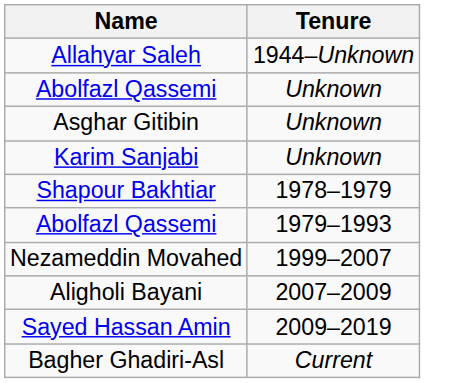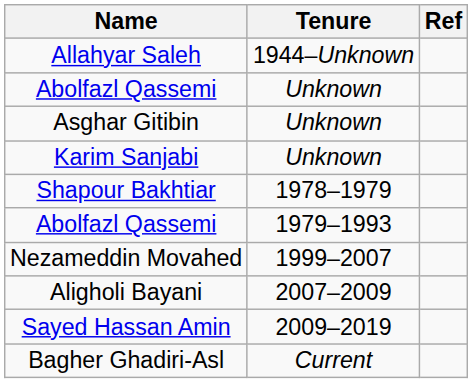+ column: (444, 21)
